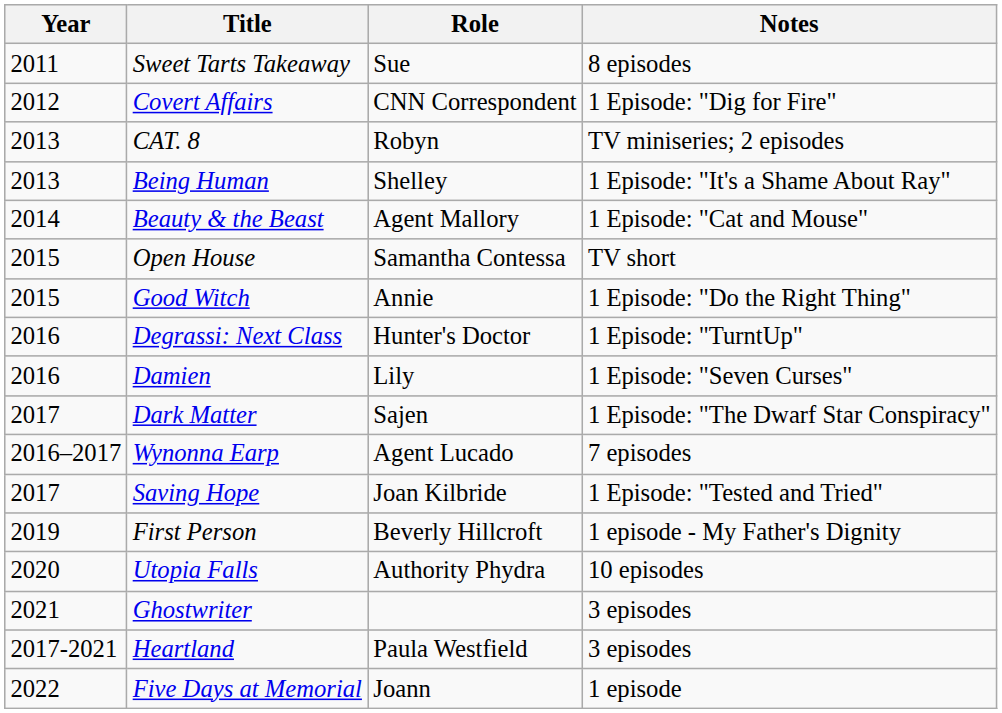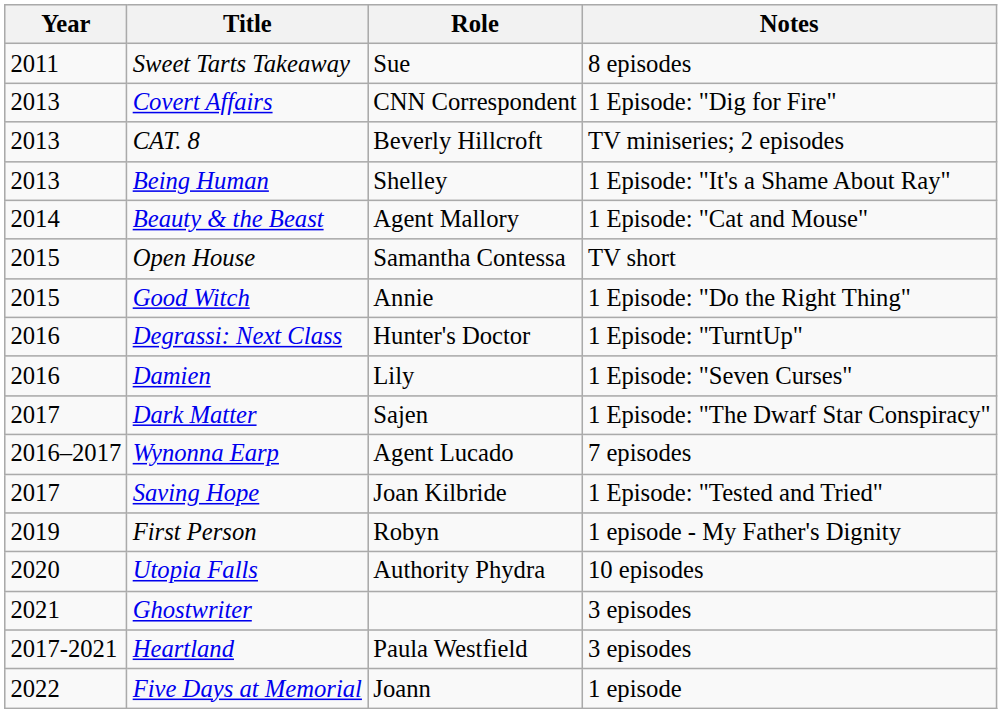(35, 102) 2012 -> (35, 102) 2013
(406, 141) Robyn -> (458, 141) Beverly Hillcroft
(458, 532) Beverly Hillcroft -> (406, 532) Robyn
